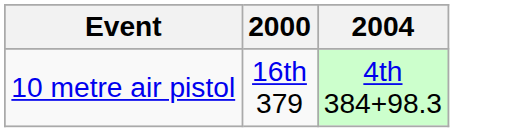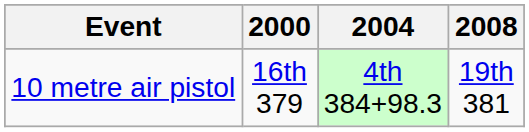+ column: (486, 26)
